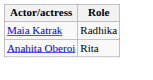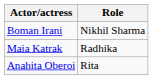+ row: (35, 30)
